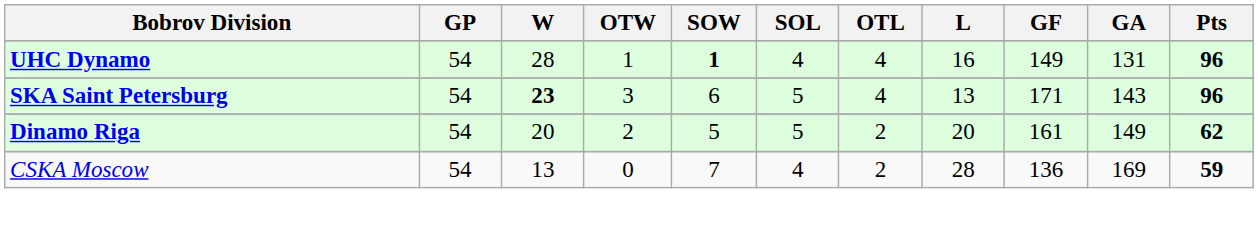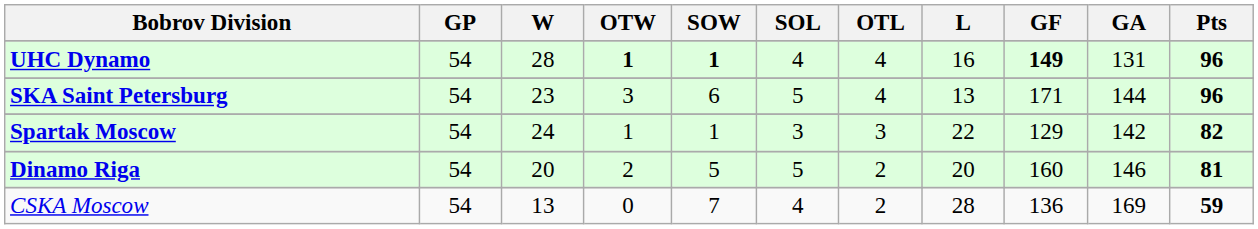(628, 59) normal -> (628, 59) bold
(1046, 59) normal -> (1046, 59) bold
(543, 95) bold -> (543, 95) normal
(1129, 95) 143 -> (1129, 95) 144
+ row: (93, 132)
(1046, 132) 161 -> (1046, 168) 160
(1129, 132) 149 -> (1129, 168) 146
(1212, 132) 62 -> (1212, 168) 81
